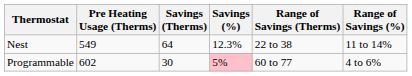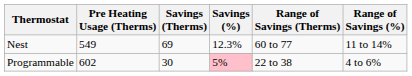(167, 44) 64 -> (167, 44) 69
(273, 44) 22 to 38 -> (273, 44) 60 to 77
(273, 62) 60 to 77 -> (273, 62) 22 to 38
